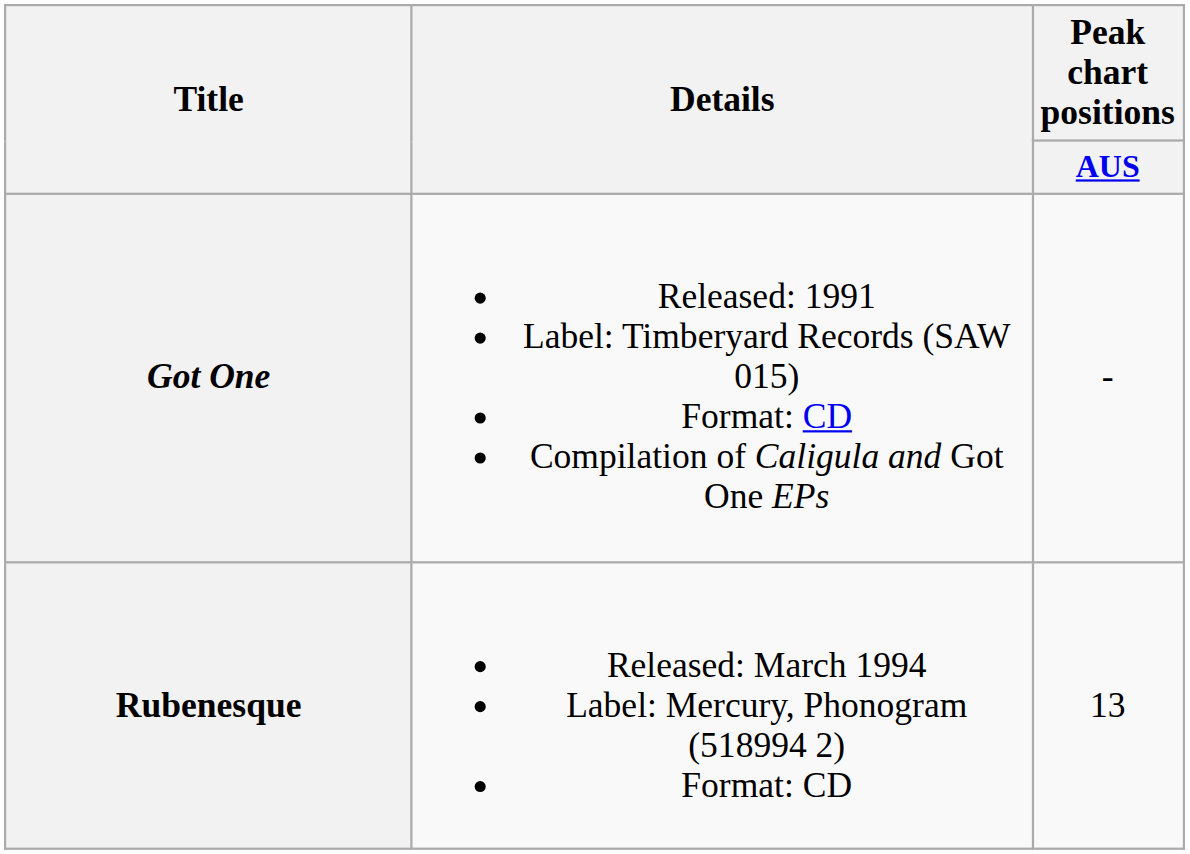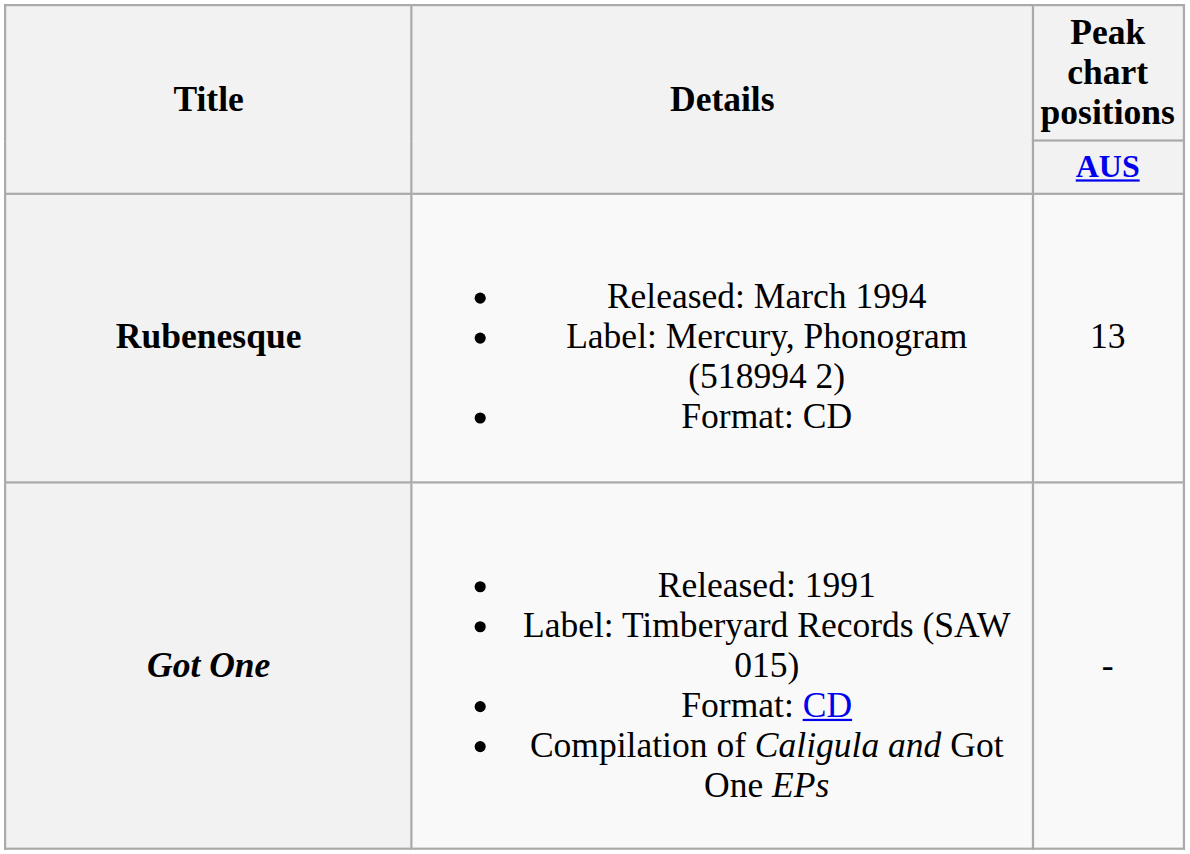rows swapped: (209, 377) <-> (209, 704)
